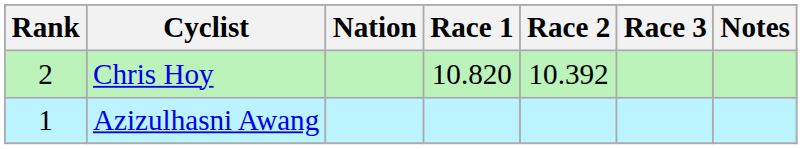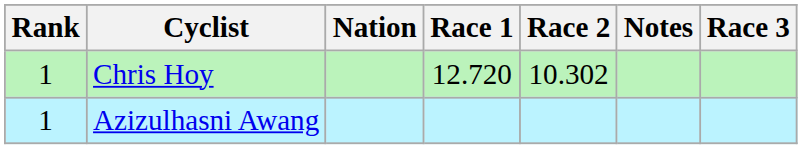columns swapped: (665, 27) <-> (755, 27)
(46, 73) 2 -> (46, 73) 1
(472, 73) 10.820 -> (472, 73) 12.720
(569, 73) 10.392 -> (569, 73) 10.302
